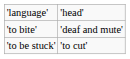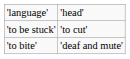rows swapped: (31, 45) <-> (22, 29)
